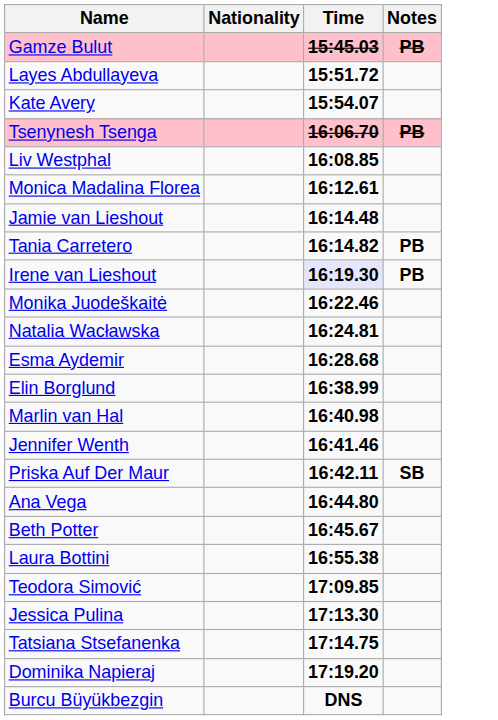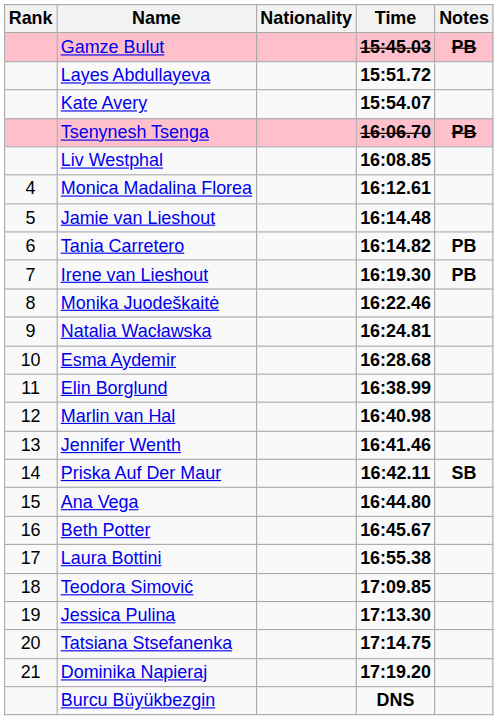+ column: (31, 18)
(343, 274) lavender background -> (396, 274) no background
